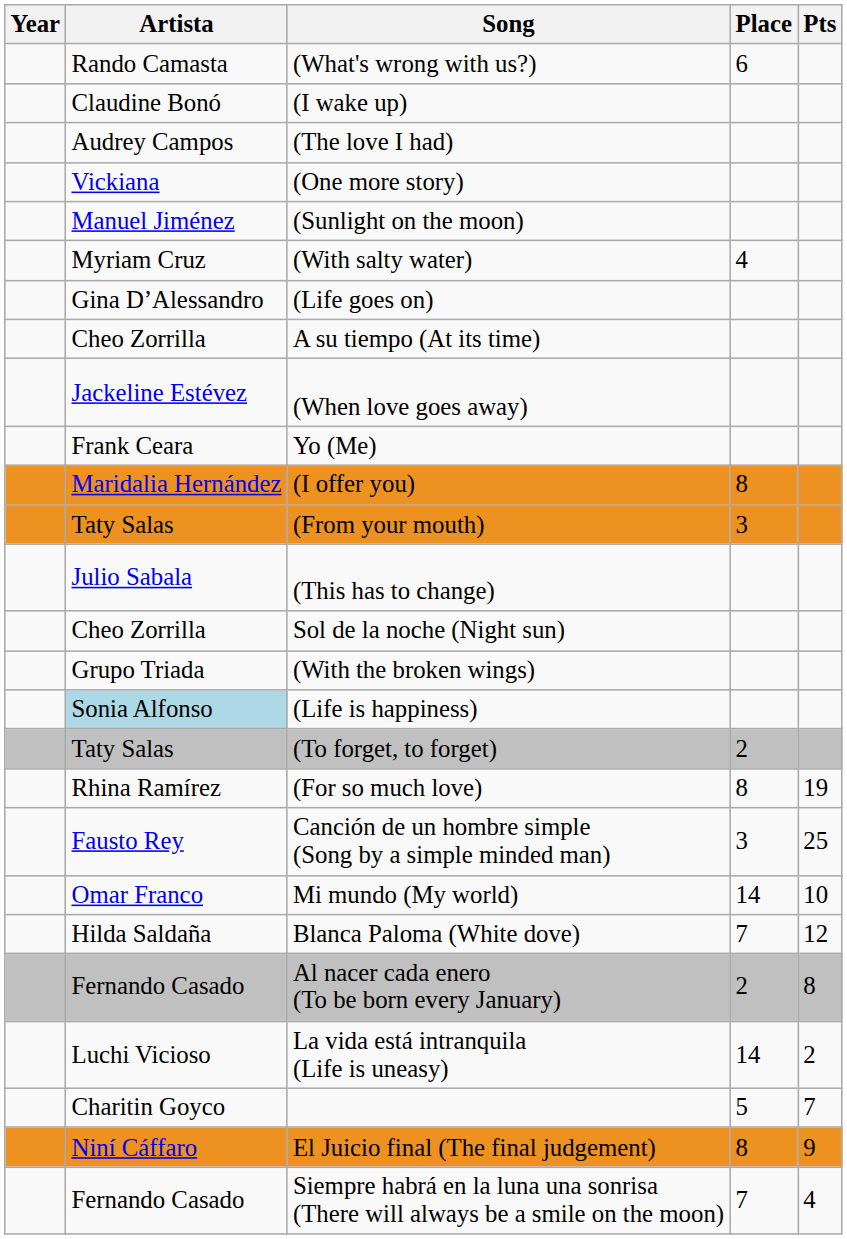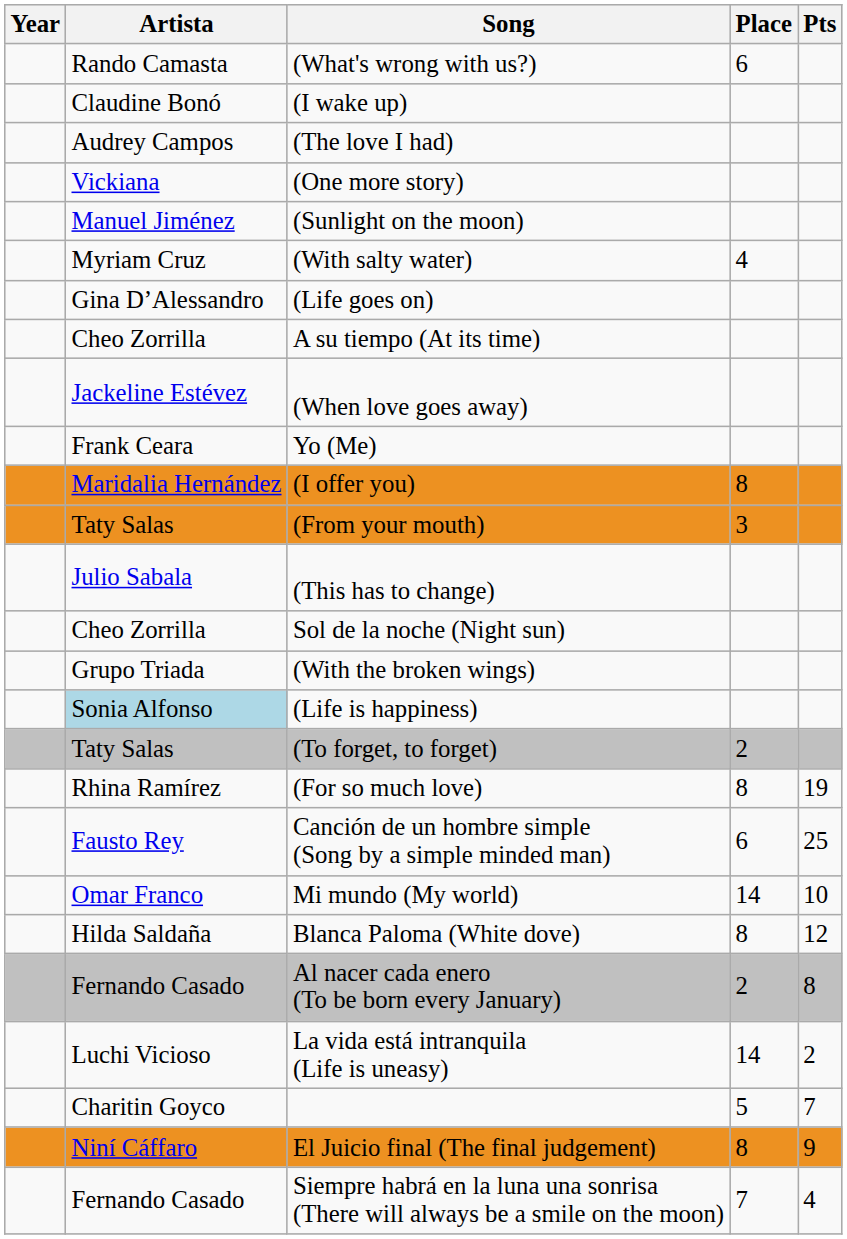(742, 841) 3 -> (742, 841) 6
(742, 933) 7 -> (742, 933) 8
